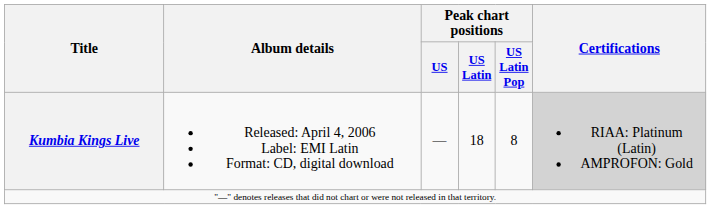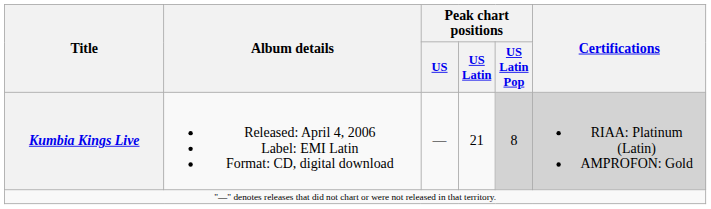(477, 140) 18 -> (477, 140) 21
(514, 140) no background -> (514, 140) lightgrey background
